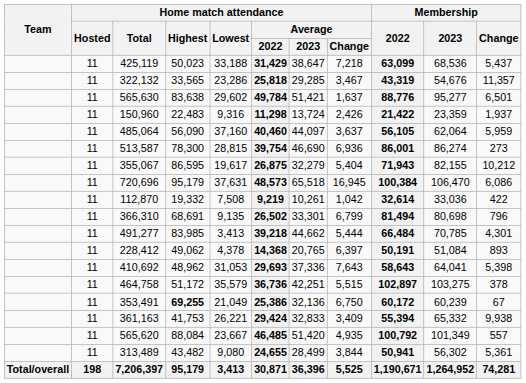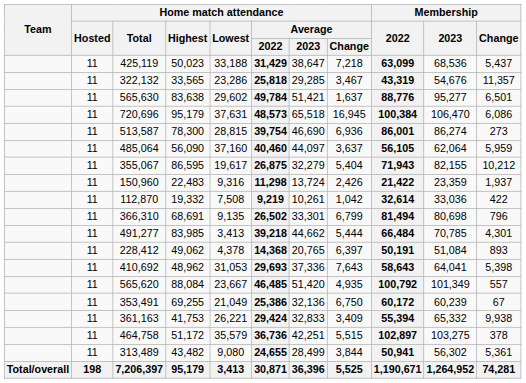rows swapped: (139, 183) <-> (139, 115)
rows swapped: (139, 149) <-> (139, 132)
rows swapped: (139, 336) <-> (139, 285)
(188, 302) bold -> (188, 302) normal
